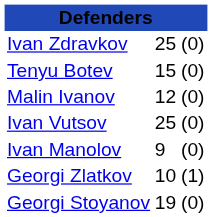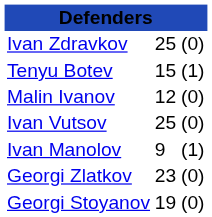(193, 70) (0) -> (193, 70) (1)
(193, 149) (0) -> (193, 149) (1)
(166, 176) 10 -> (166, 176) 23
(193, 176) (1) -> (193, 176) (0)
